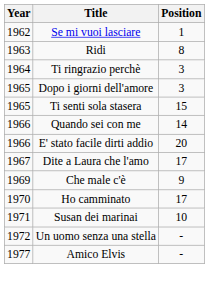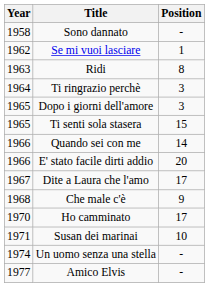+ row: (96, 32)
(19, 180) 1969 -> (19, 198) 1968
(19, 236) 1972 -> (19, 254) 1974
